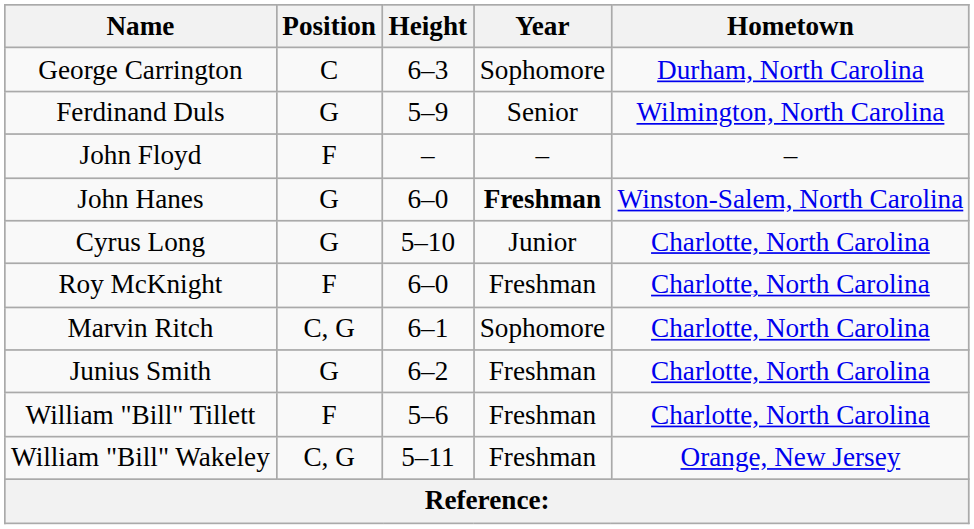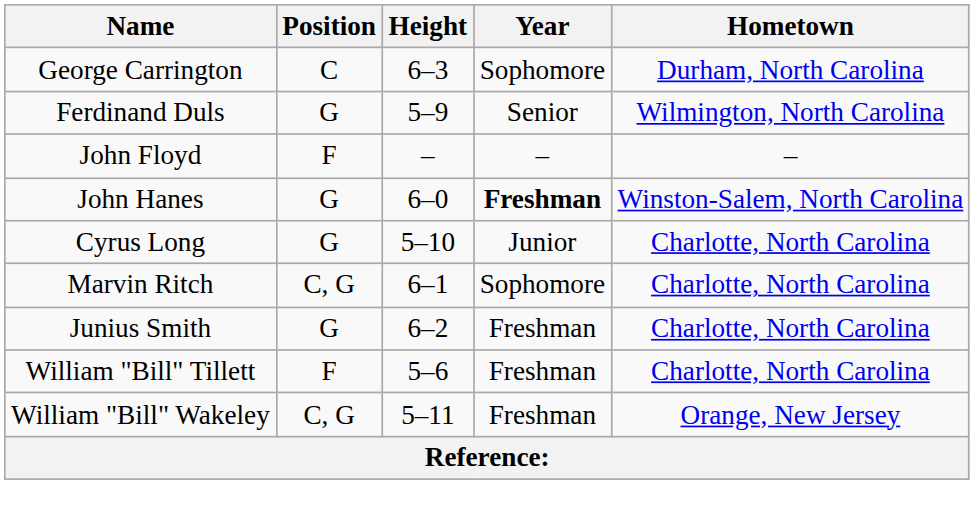- row: (140, 284)
